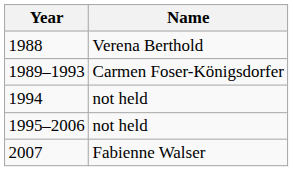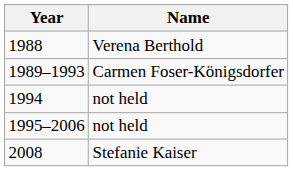- row: (25, 152)
+ row: (25, 152)
